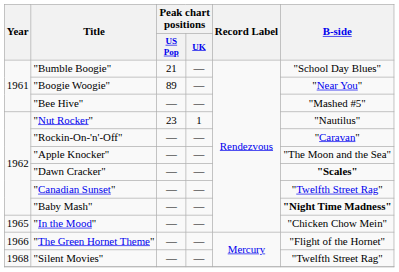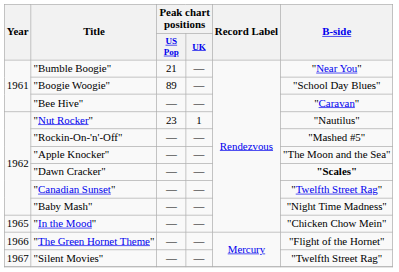(337, 68) "School Day Blues" -> (337, 68) "Near You"
(337, 85) "Near You" -> (337, 85) "School Day Blues"
(337, 103) "Mashed #5" -> (337, 103) "Caravan"
(337, 137) "Caravan" -> (337, 137) "Mashed #5"
(337, 206) bold -> (337, 206) normal
(18, 258) 1968 -> (18, 258) 1967
